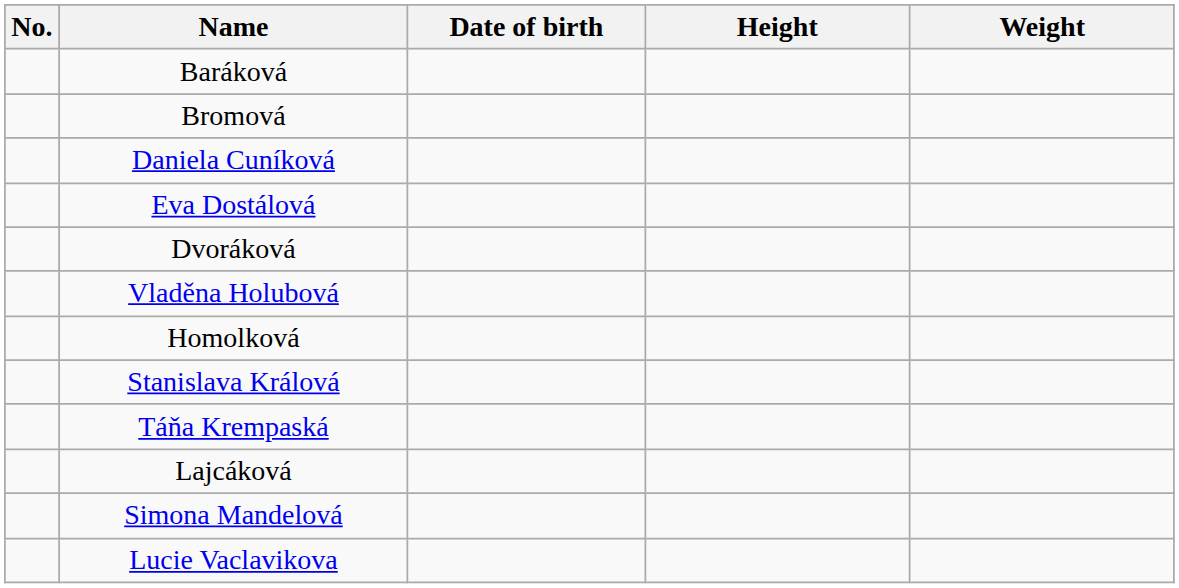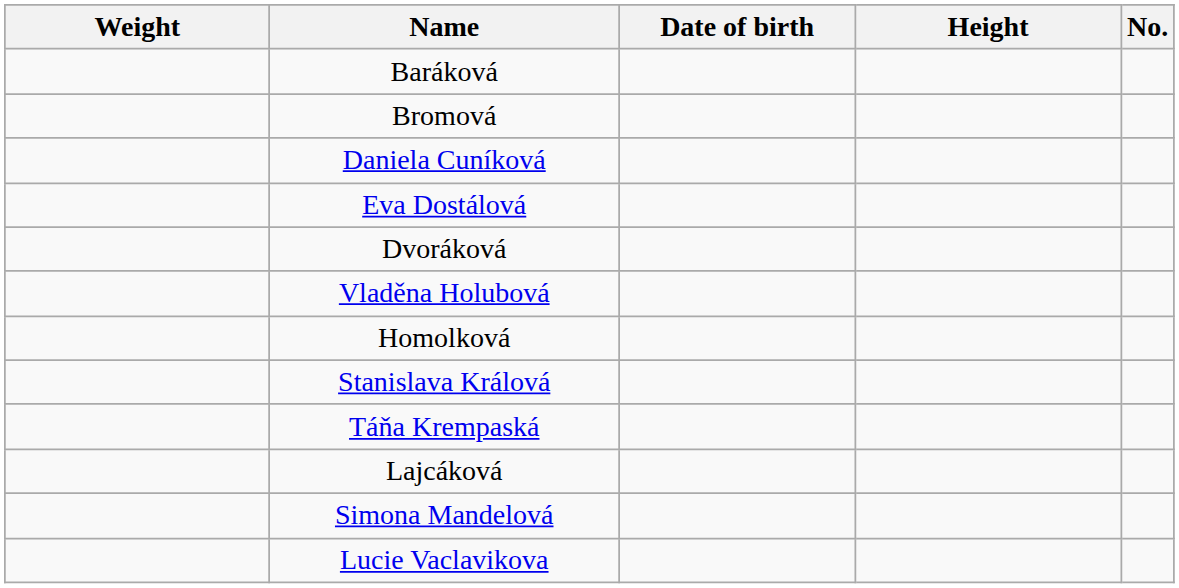columns swapped: (32, 26) <-> (1042, 26)
